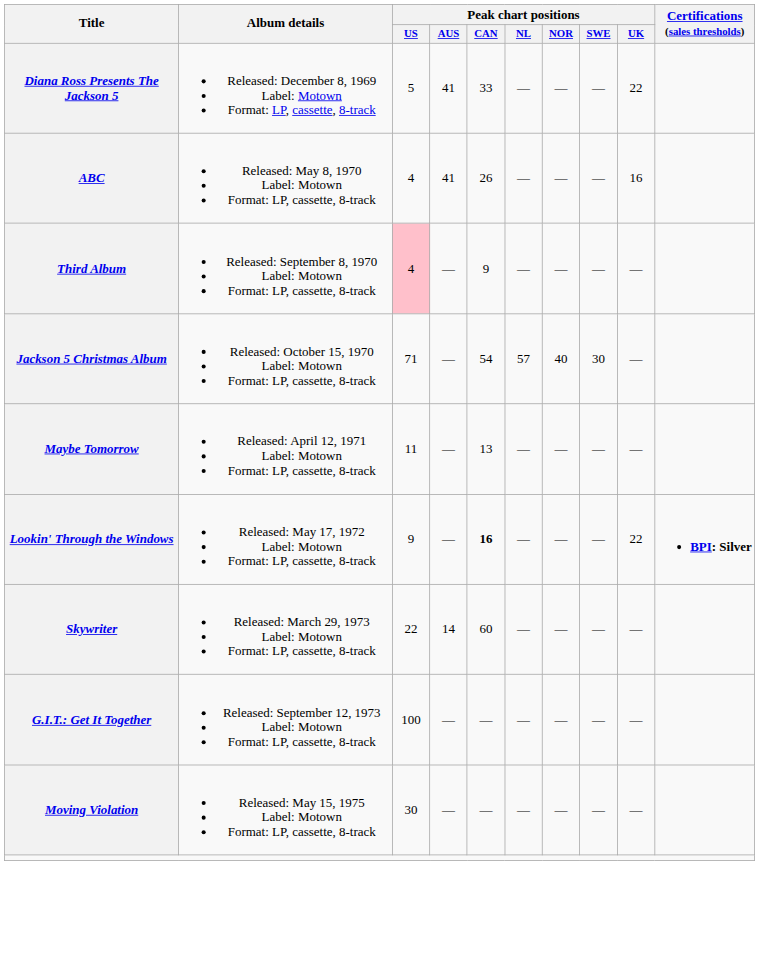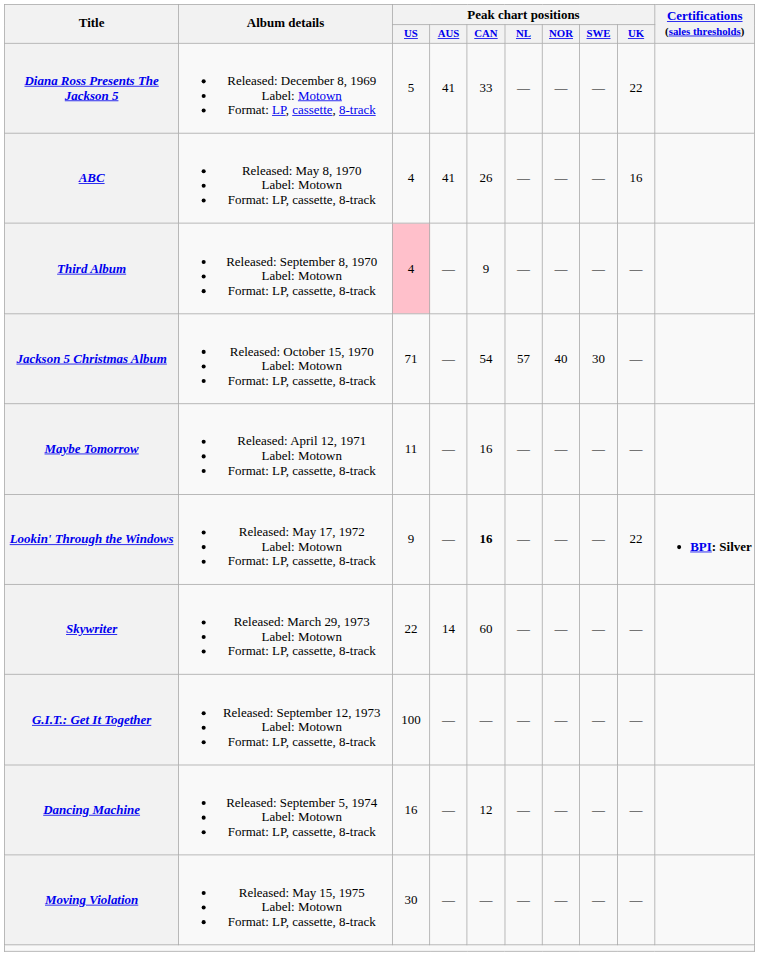(486, 449) 13 -> (486, 449) 16
+ row: (92, 809)
